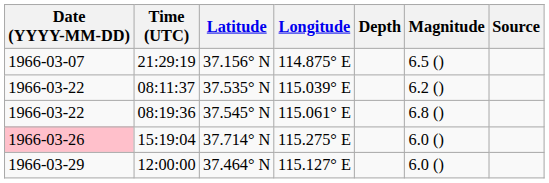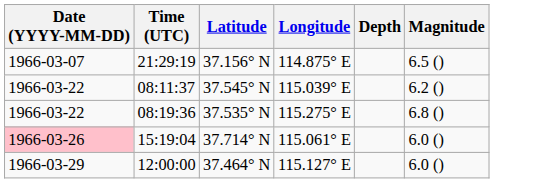- column: (516, 26)
(237, 87) 37.535° N -> (237, 87) 37.545° N
(237, 113) 37.545° N -> (237, 113) 37.535° N
(314, 113) 115.061° E -> (314, 113) 115.275° E
(314, 139) 115.275° E -> (314, 139) 115.061° E
